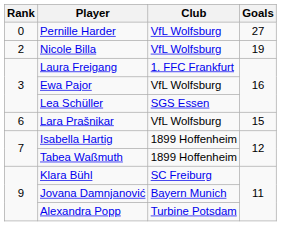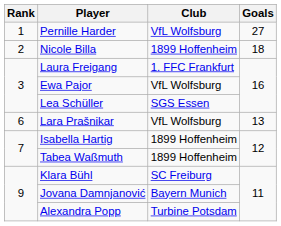(21, 31) 0 -> (21, 31) 1
(186, 49) VfL Wolfsburg -> (194, 49) 1899 Hoffenheim
(258, 49) 19 -> (258, 49) 18
(258, 121) 15 -> (258, 121) 13
